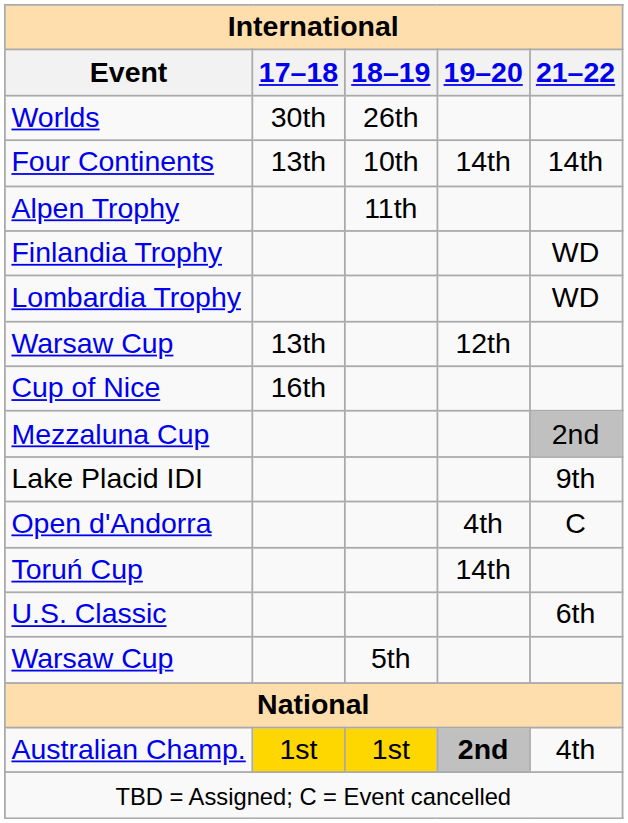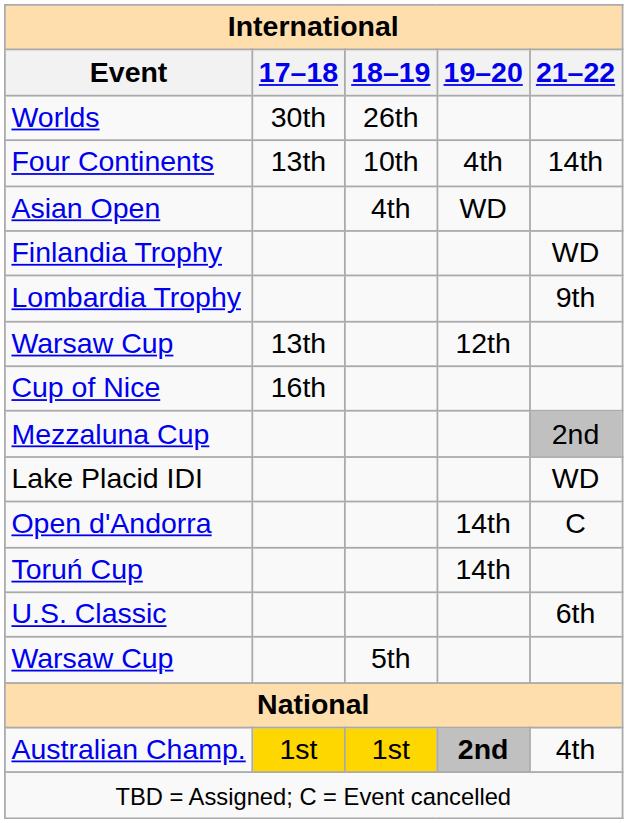(483, 162) 14th -> (483, 162) 4th
- row: (95, 207)
+ row: (86, 207)
(575, 298) WD -> (575, 298) 9th
(575, 478) 9th -> (575, 478) WD
(483, 523) 4th -> (483, 523) 14th
